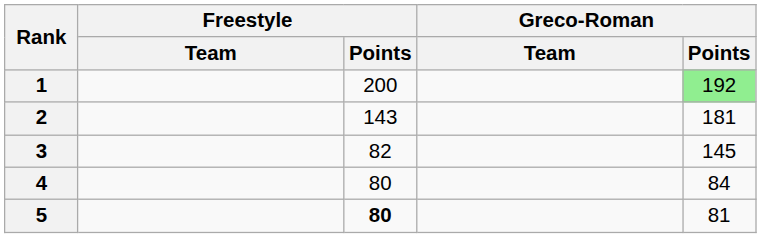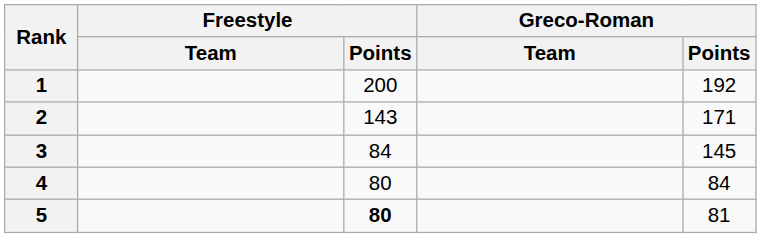(719, 85) lightgreen background -> (719, 85) no background
(719, 118) 181 -> (719, 118) 171
(380, 150) 82 -> (380, 150) 84
